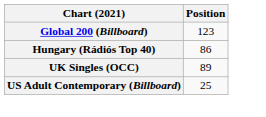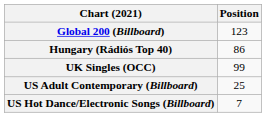(206, 67) 89 -> (239, 67) 99
+ row: (111, 103)
